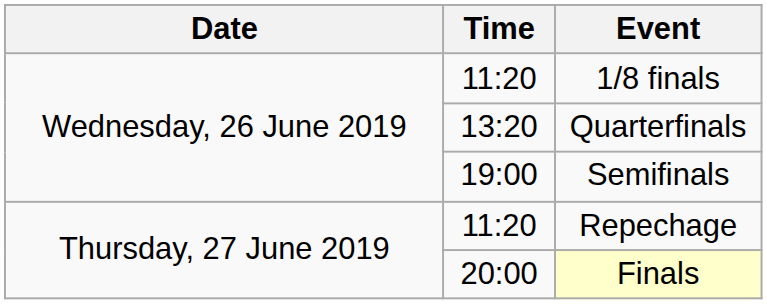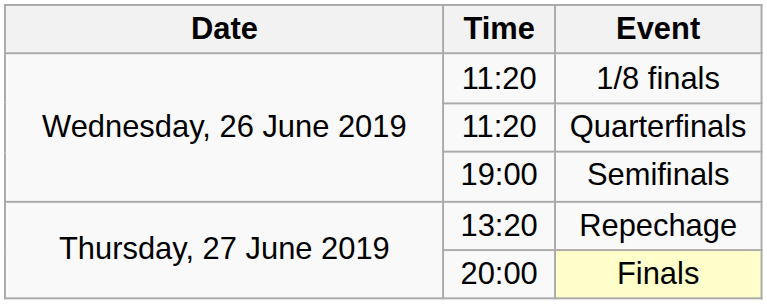(499, 126) 13:20 -> (499, 126) 11:20
(499, 224) 11:20 -> (499, 224) 13:20
